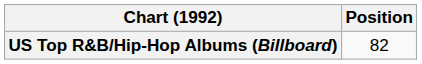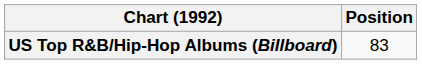(379, 45) 82 -> (379, 45) 83
